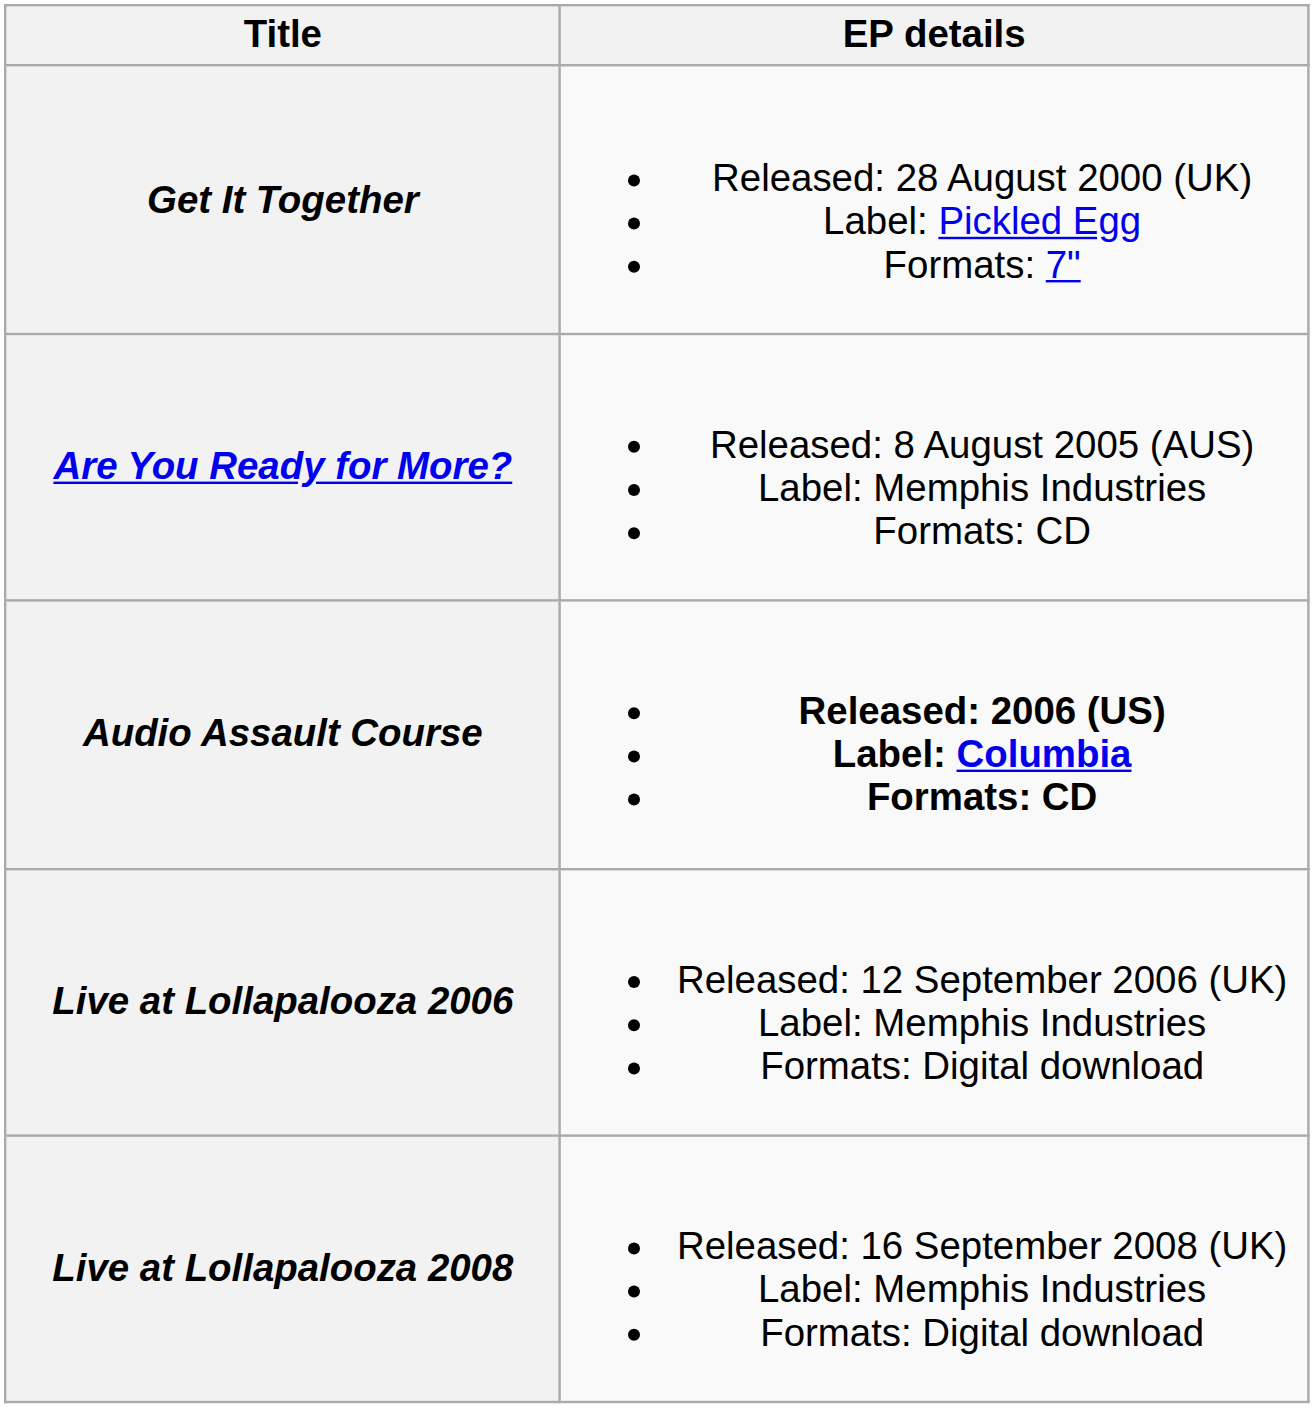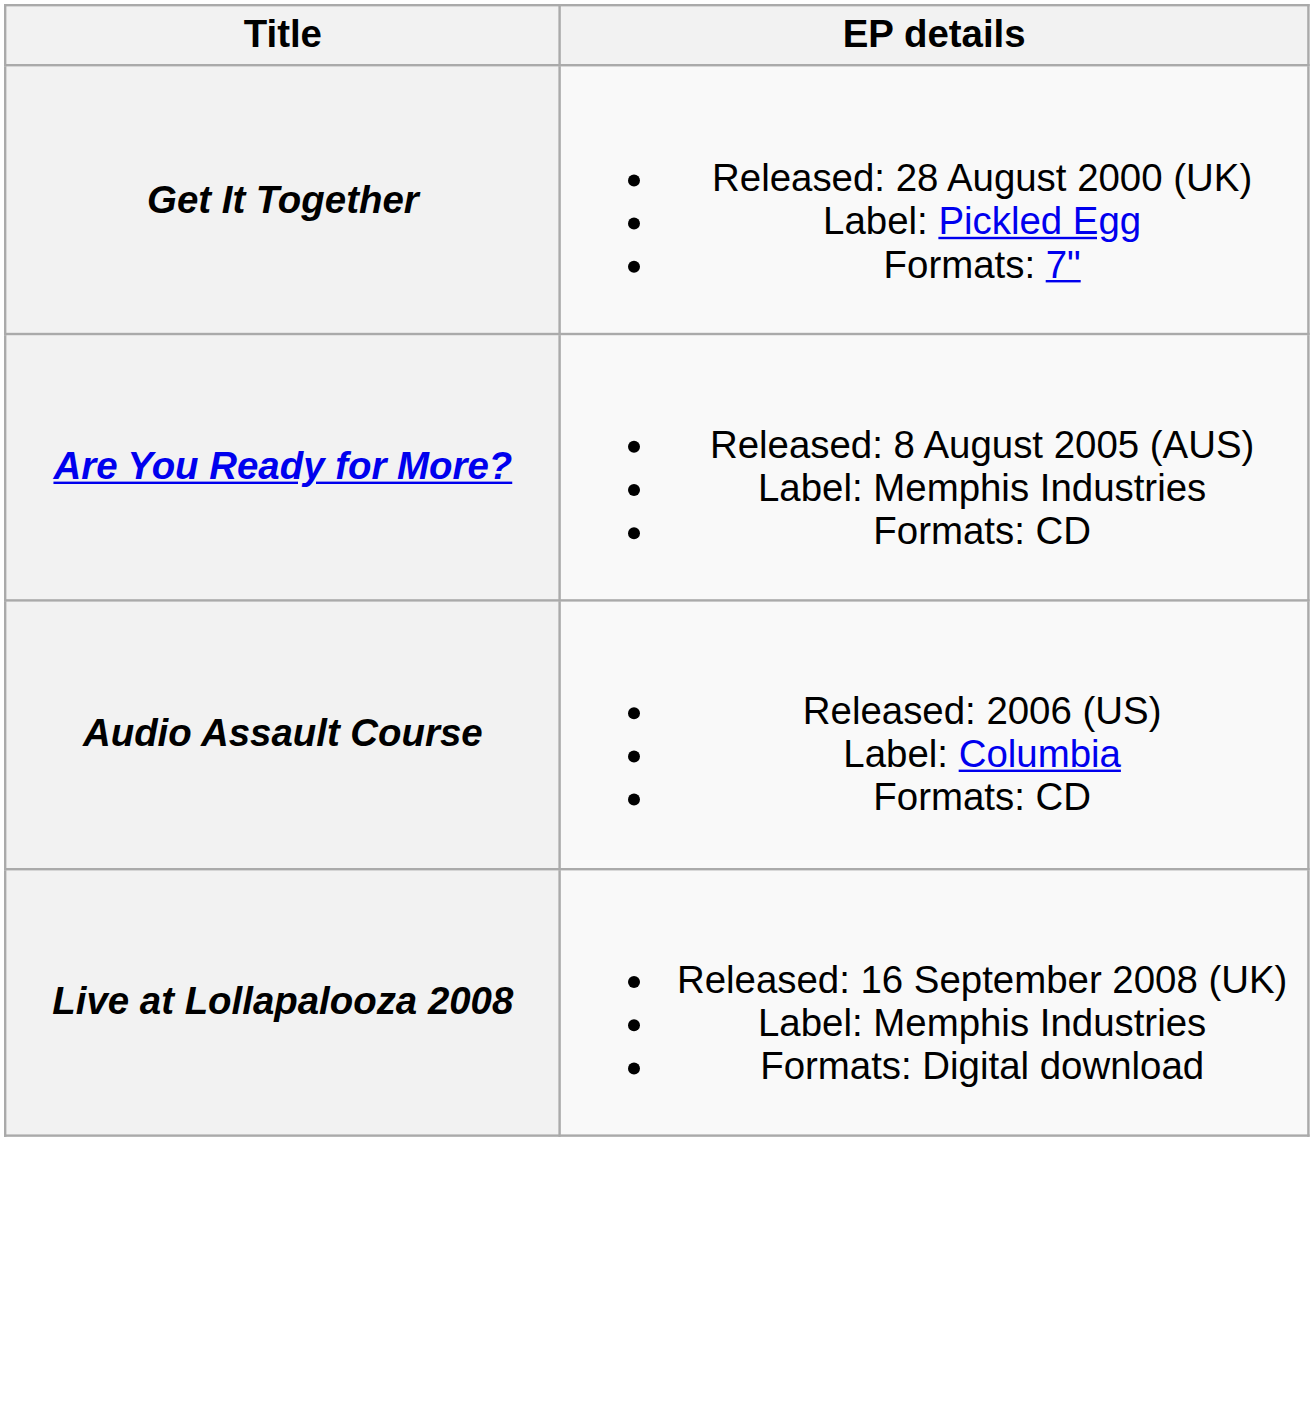(934, 756) bold -> (934, 756) normal
- row: (283, 1000)
